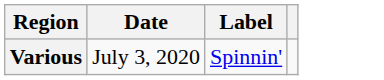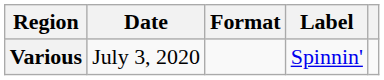+ column: (245, 21)
